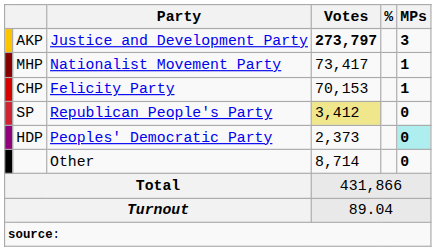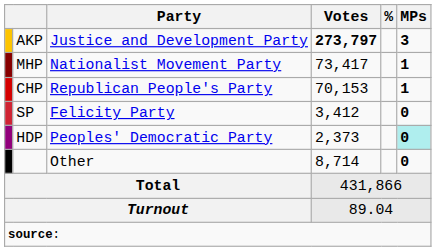(112, 89) Felicity Party -> (161, 89) Republican People's Party
(161, 113) Republican People's Party -> (112, 113) Felicity Party
(337, 113) khaki background -> (337, 113) no background
